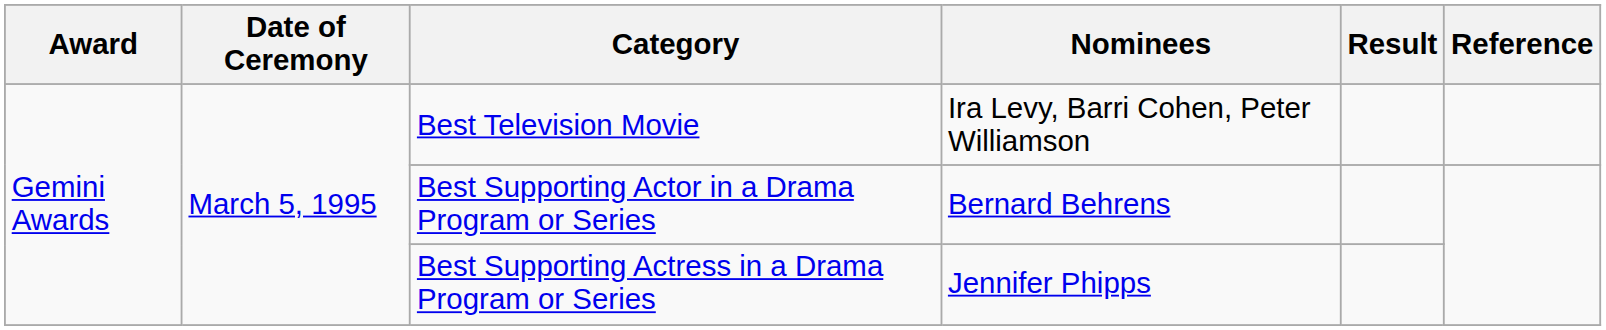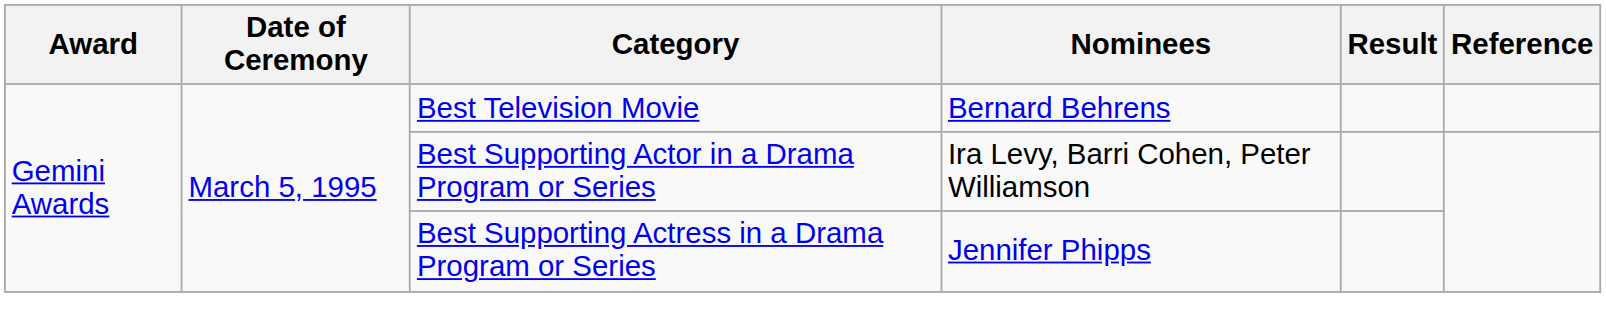(1129, 124) Ira Levy, Barri Cohen, Peter Williamson -> (1059, 107) Bernard Behrens
(1059, 204) Bernard Behrens -> (1129, 170) Ira Levy, Barri Cohen, Peter Williamson
